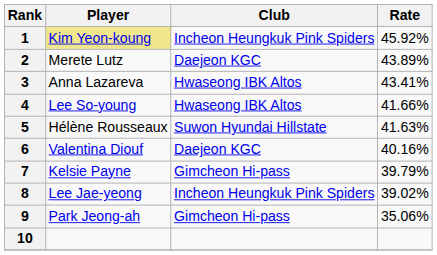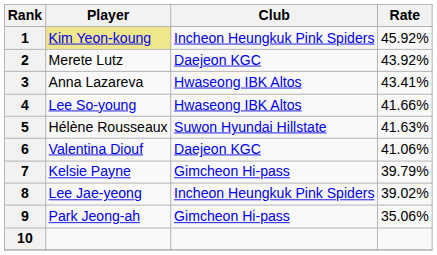(405, 60) 43.89% -> (405, 60) 43.92%
(405, 149) 40.16% -> (405, 149) 41.06%
